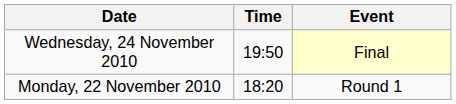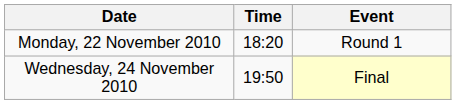rows swapped: (119, 86) <-> (119, 52)
